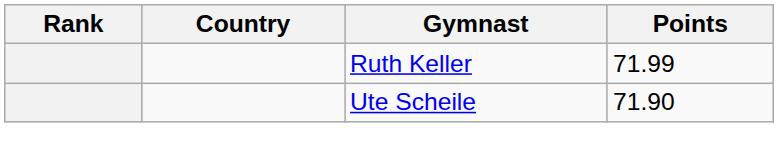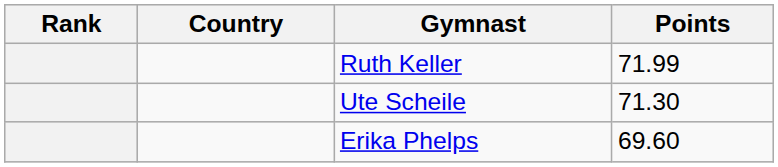(644, 102) 71.90 -> (649, 102) 71.30
+ row: (409, 141)
